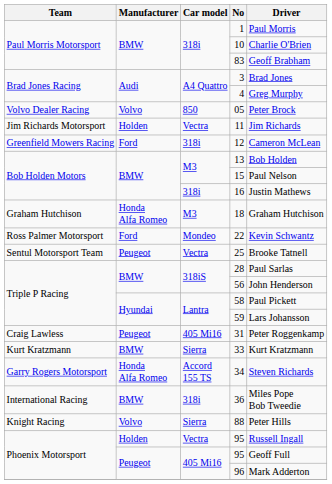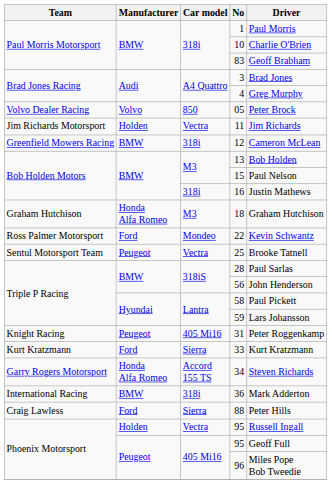(128, 143) Ford -> (131, 143) BMW
(35, 334) Craig Lawless -> (36, 334) Knight Racing
(131, 350) BMW -> (128, 350) Ford
(275, 400) Miles Pope Bob Tweedie -> (279, 394) Mark Adderton
(36, 422) Knight Racing -> (35, 410) Craig Lawless
(130, 422) Volvo -> (128, 410) Ford
(279, 471) Mark Adderton -> (275, 465) Miles Pope Bob Tweedie
